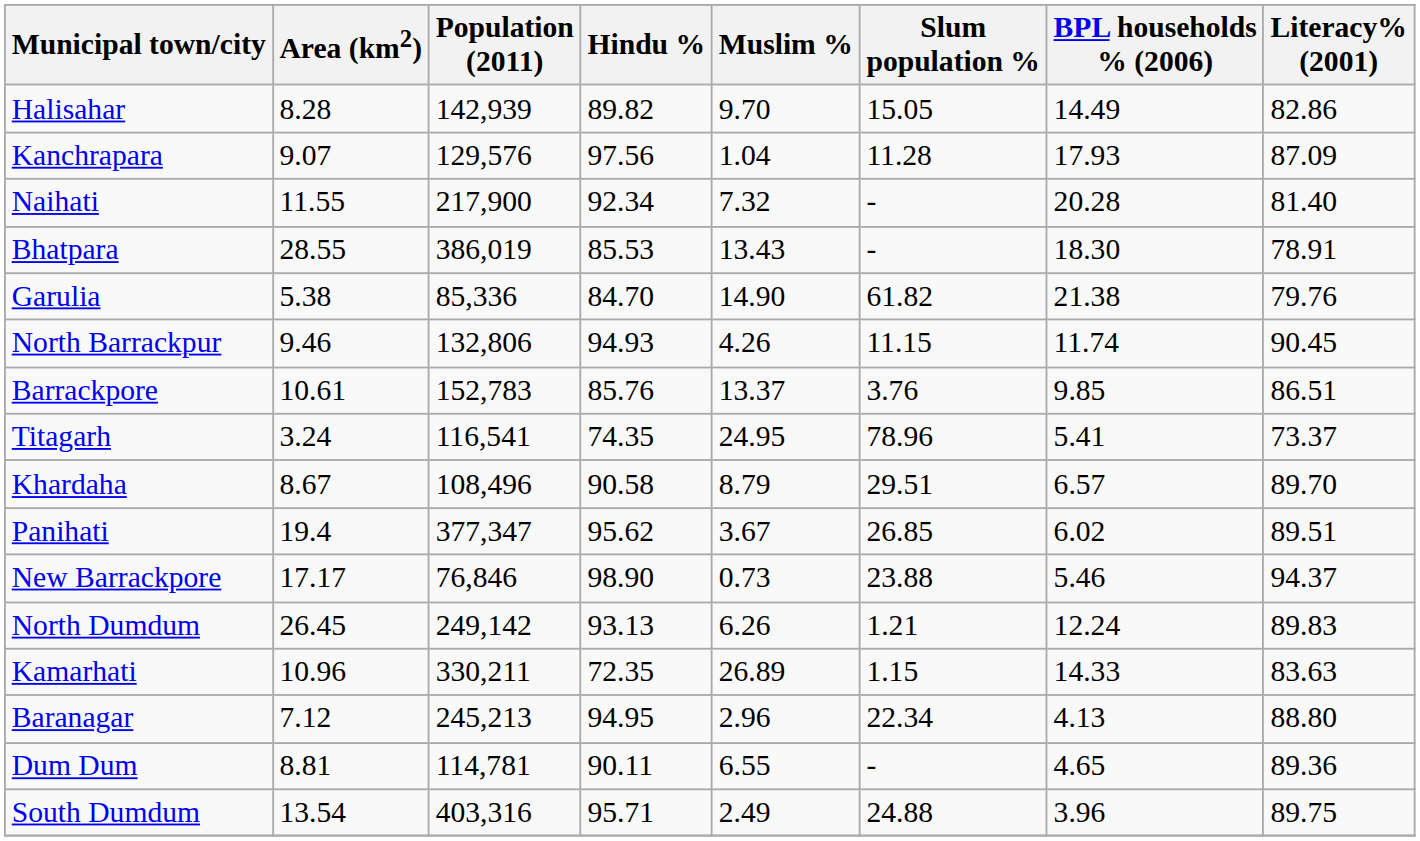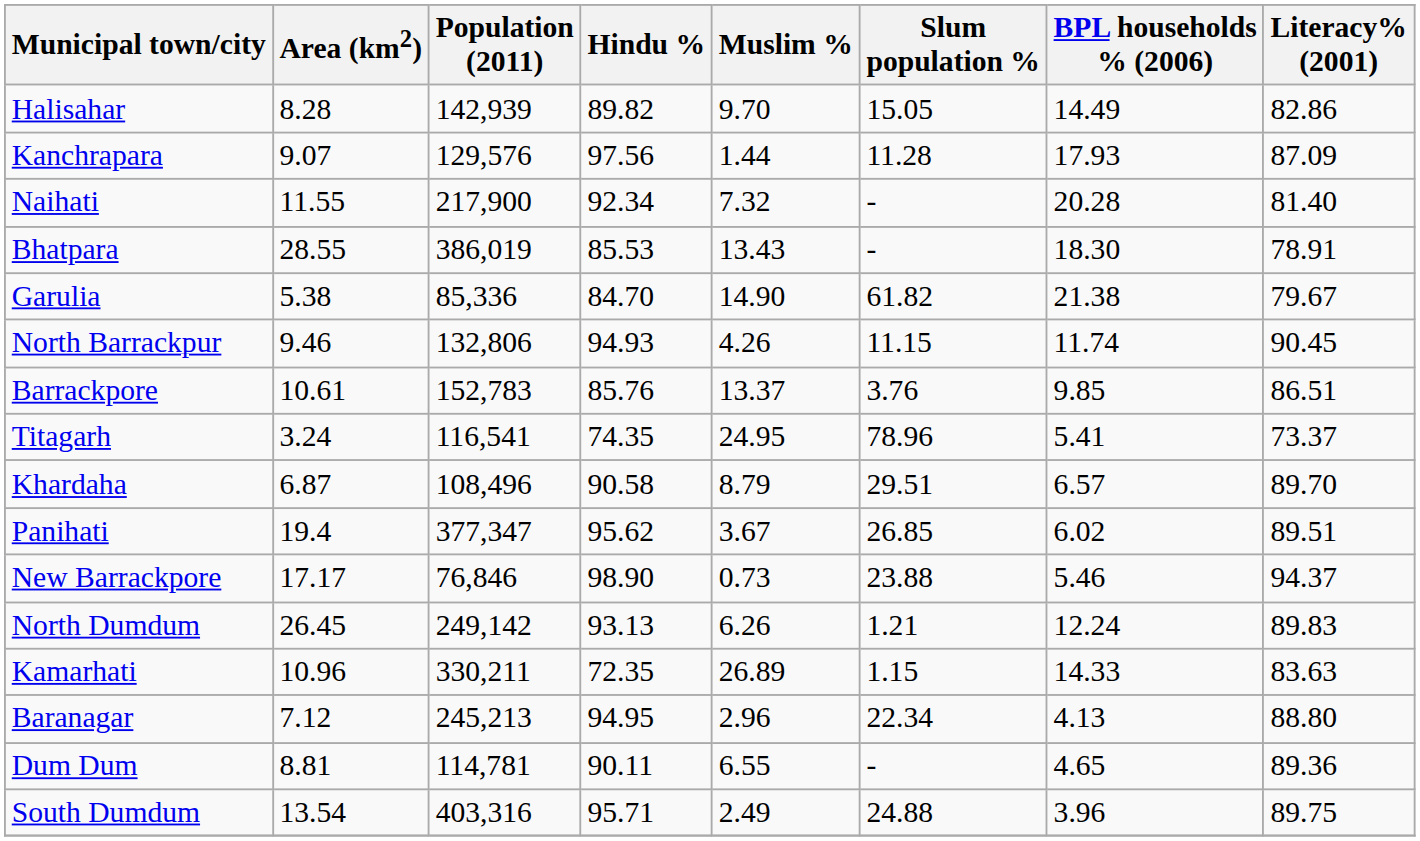(745, 155) 1.04 -> (745, 155) 1.44
(1304, 295) 79.76 -> (1304, 295) 79.67
(305, 483) 8.67 -> (305, 483) 6.87
